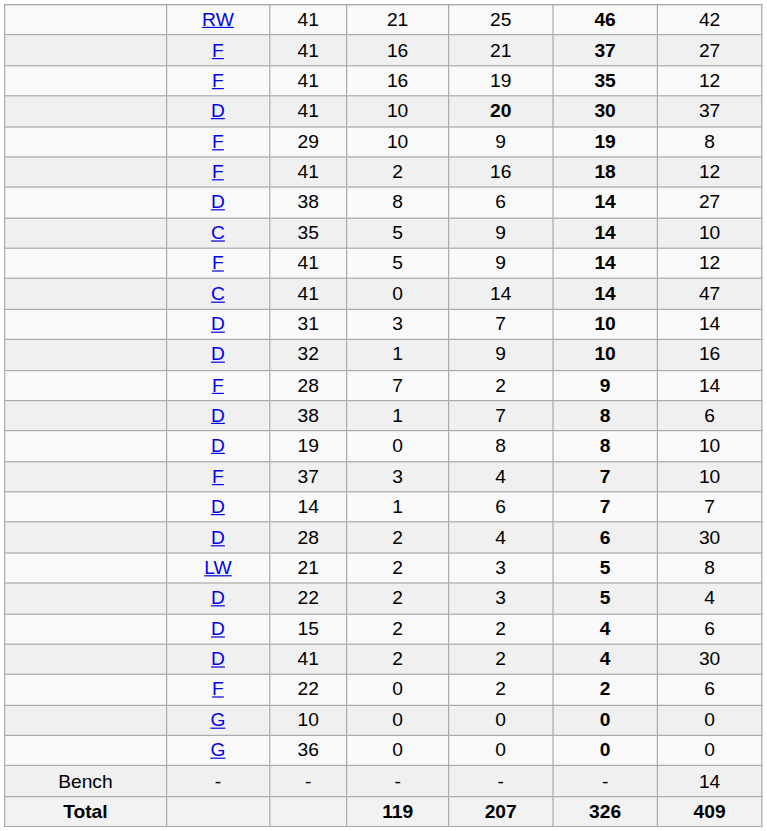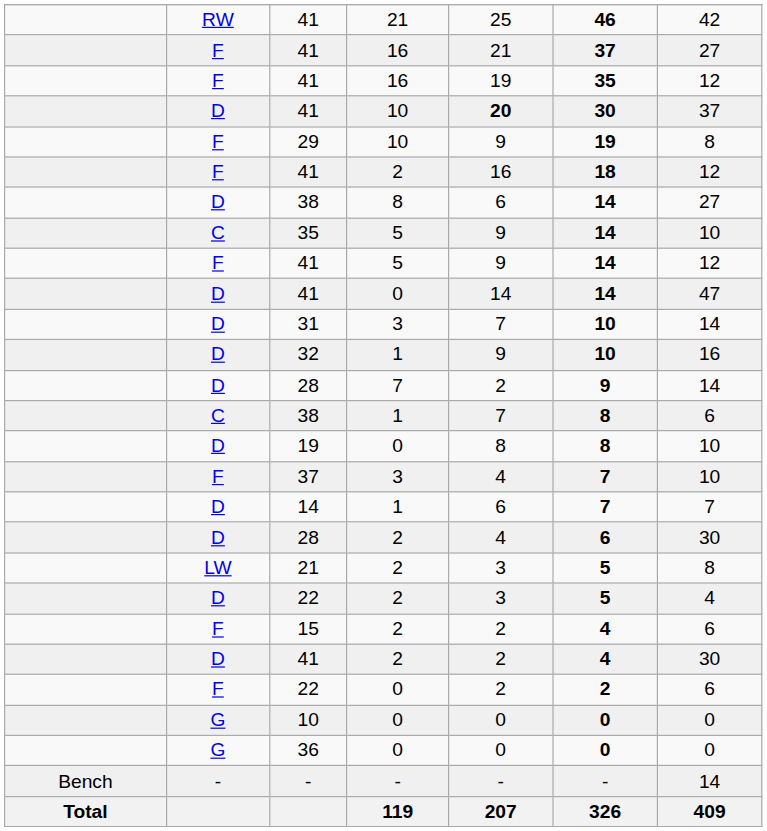(218, 293) C -> (218, 293) D
(218, 385) F -> (218, 385) D
(218, 415) D -> (218, 415) C
(218, 628) D -> (218, 628) F
